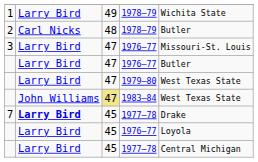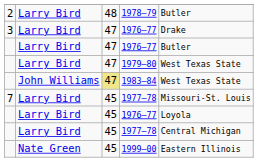- row: (10, 13)
(49, 30) Carl Nicks -> (49, 13) Larry Bird
(206, 47) Missouri-St. Louis -> (173, 30) Drake
(49, 115) bold -> (49, 98) normal
(173, 115) Drake -> (206, 98) Missouri-St. Louis
+ row: (10, 148)
